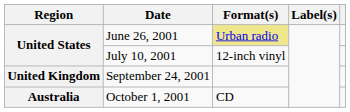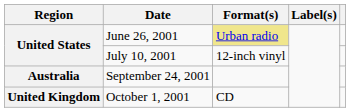(54, 76) United Kingdom -> (54, 76) Australia
(54, 96) Australia -> (54, 96) United Kingdom
